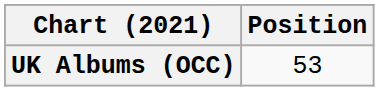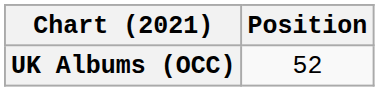(307, 66) 53 -> (307, 66) 52
